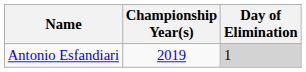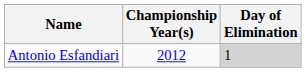(171, 55) 2019 -> (171, 55) 2012
